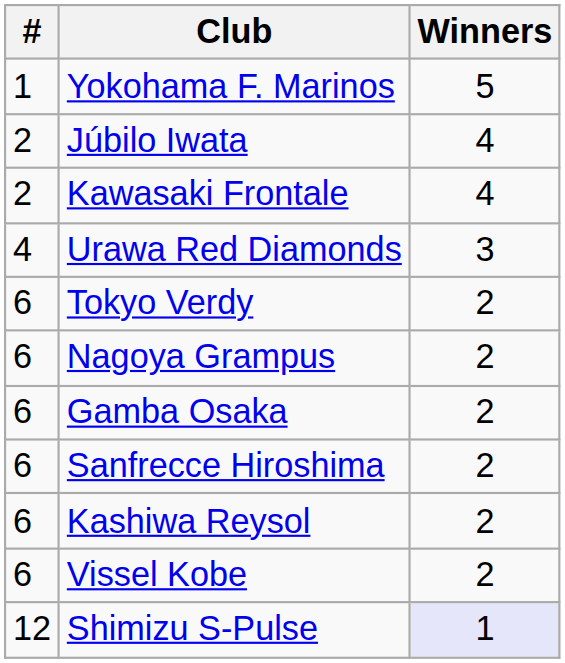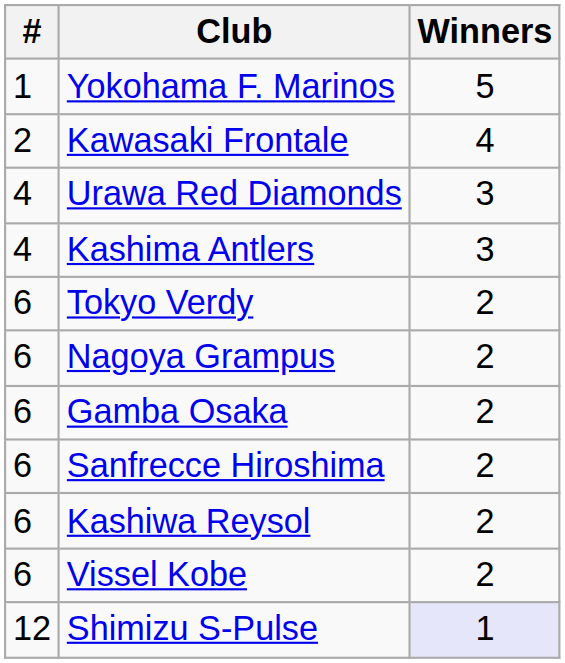- row: (157, 140)
+ row: (191, 248)
